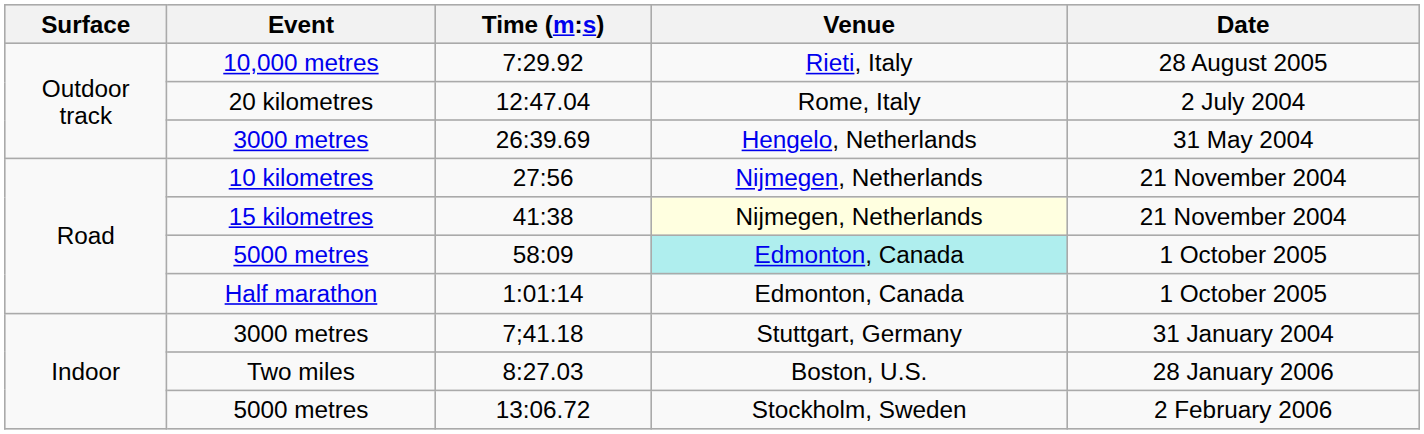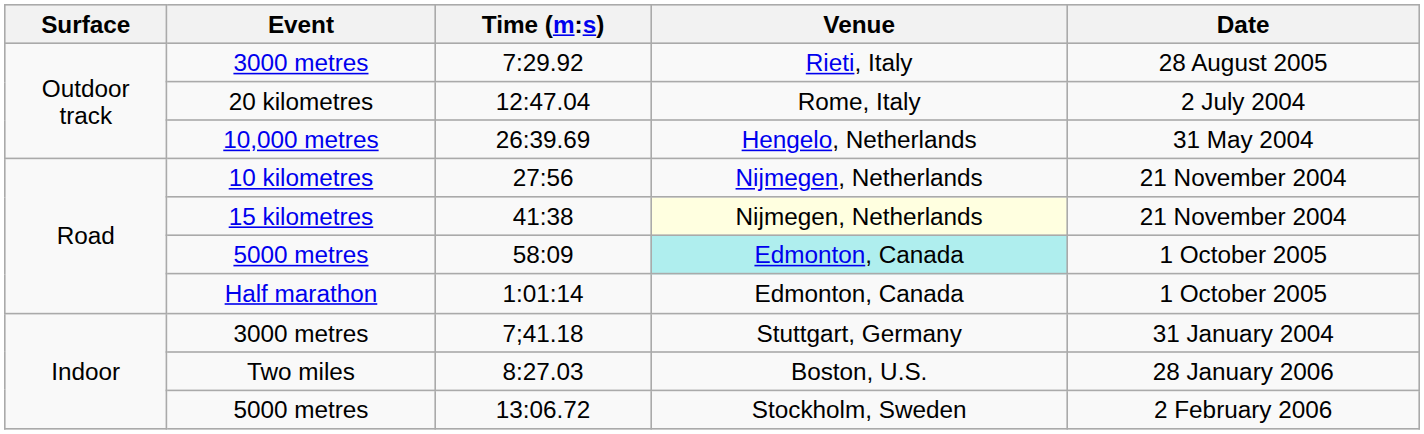(301, 63) 10,000 metres -> (301, 63) 3000 metres
(301, 140) 3000 metres -> (301, 140) 10,000 metres
